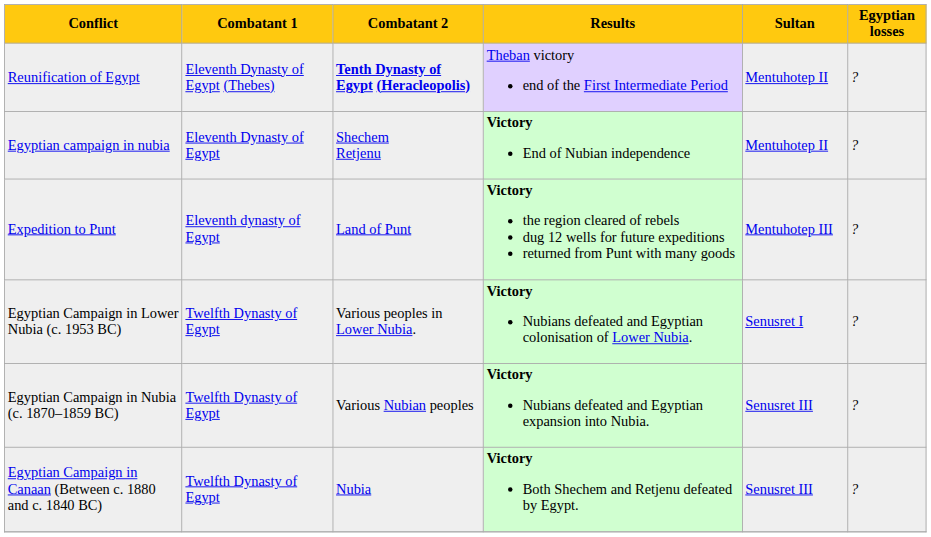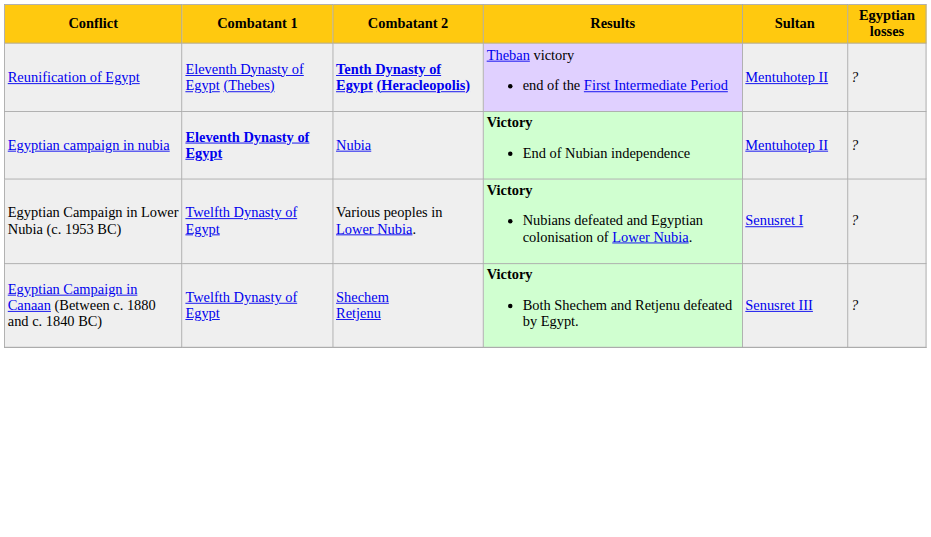(245, 145) normal -> (247, 145) bold
(362, 145) Shechem Retjenu -> (354, 145) Nubia
- row: (62, 229)
- row: (92, 405)
(354, 489) Nubia -> (362, 305) Shechem Retjenu
